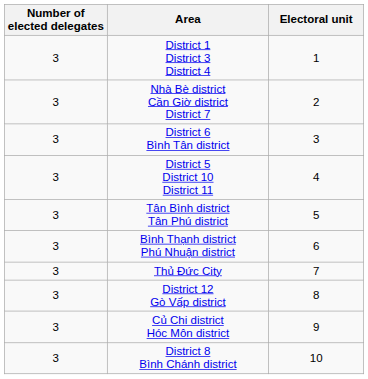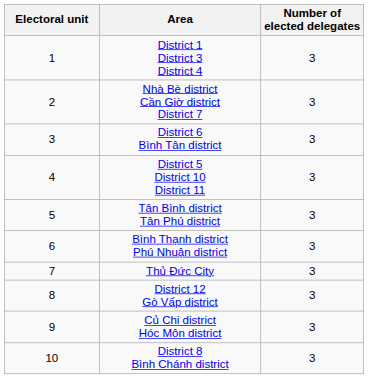columns swapped: (316, 20) <-> (56, 20)
